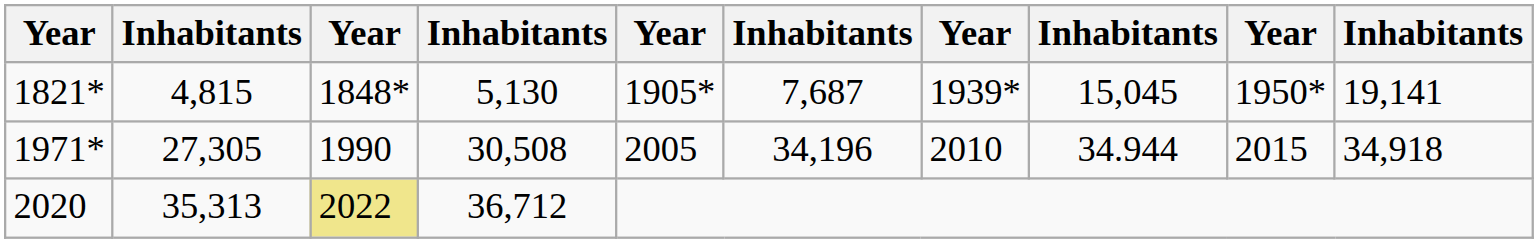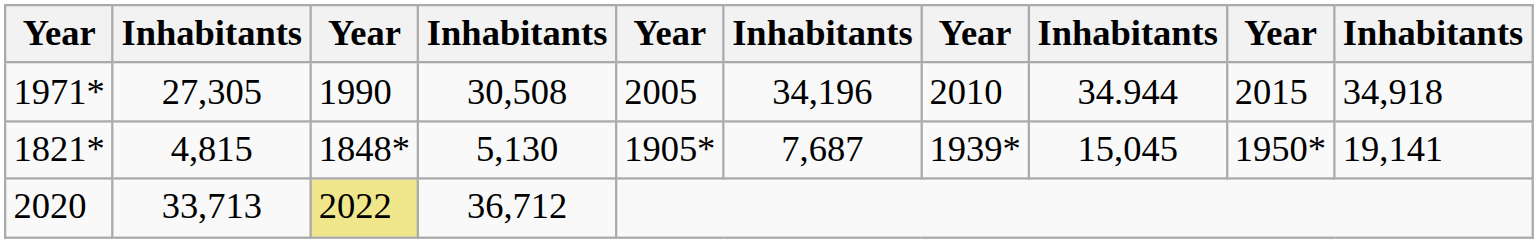rows swapped: (59, 91) <-> (59, 149)
(212, 206) 35,313 -> (212, 206) 33,713
